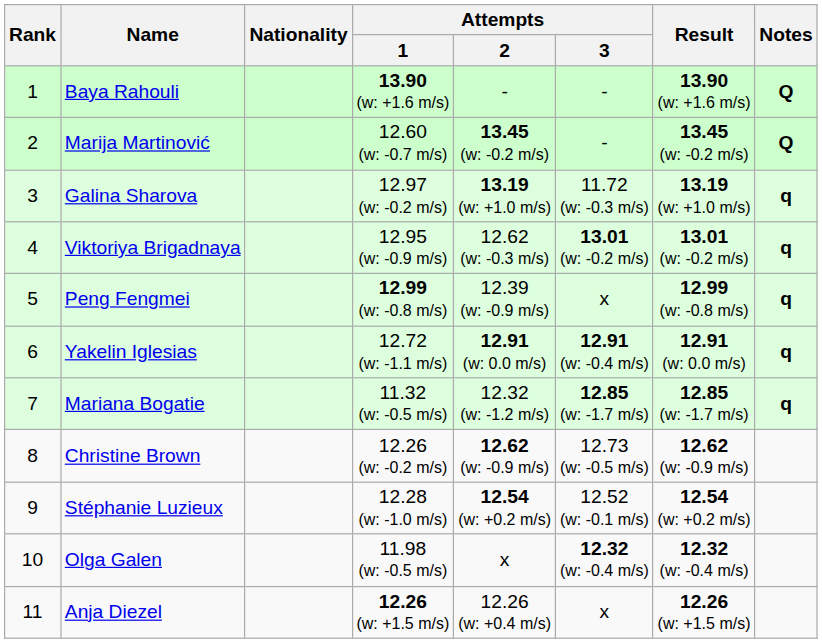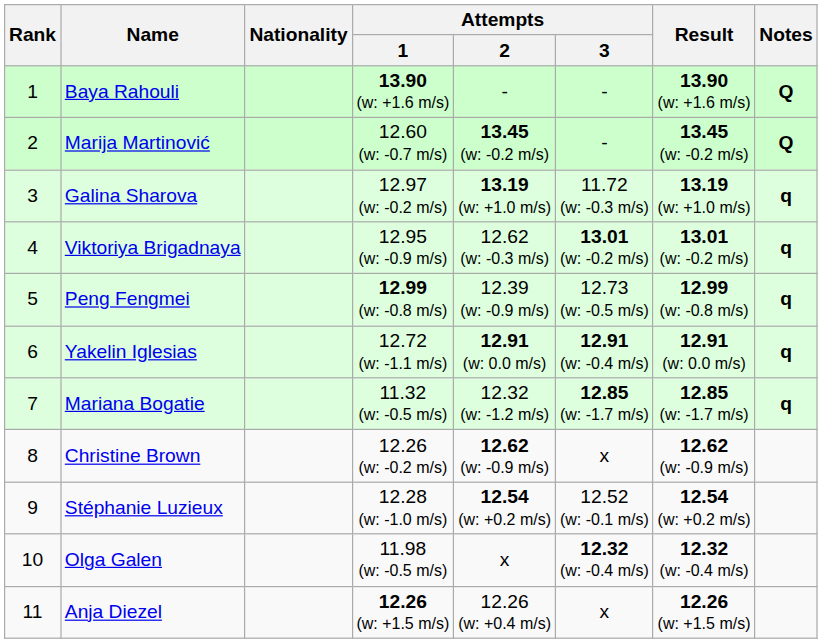(604, 299) x -> (604, 299) 12.73 (w: -0.5 m/s)
(604, 455) 12.73 (w: -0.5 m/s) -> (604, 455) x
